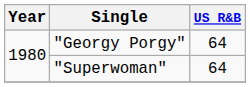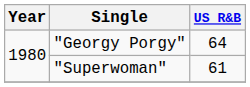(217, 69) 64 -> (217, 69) 61
